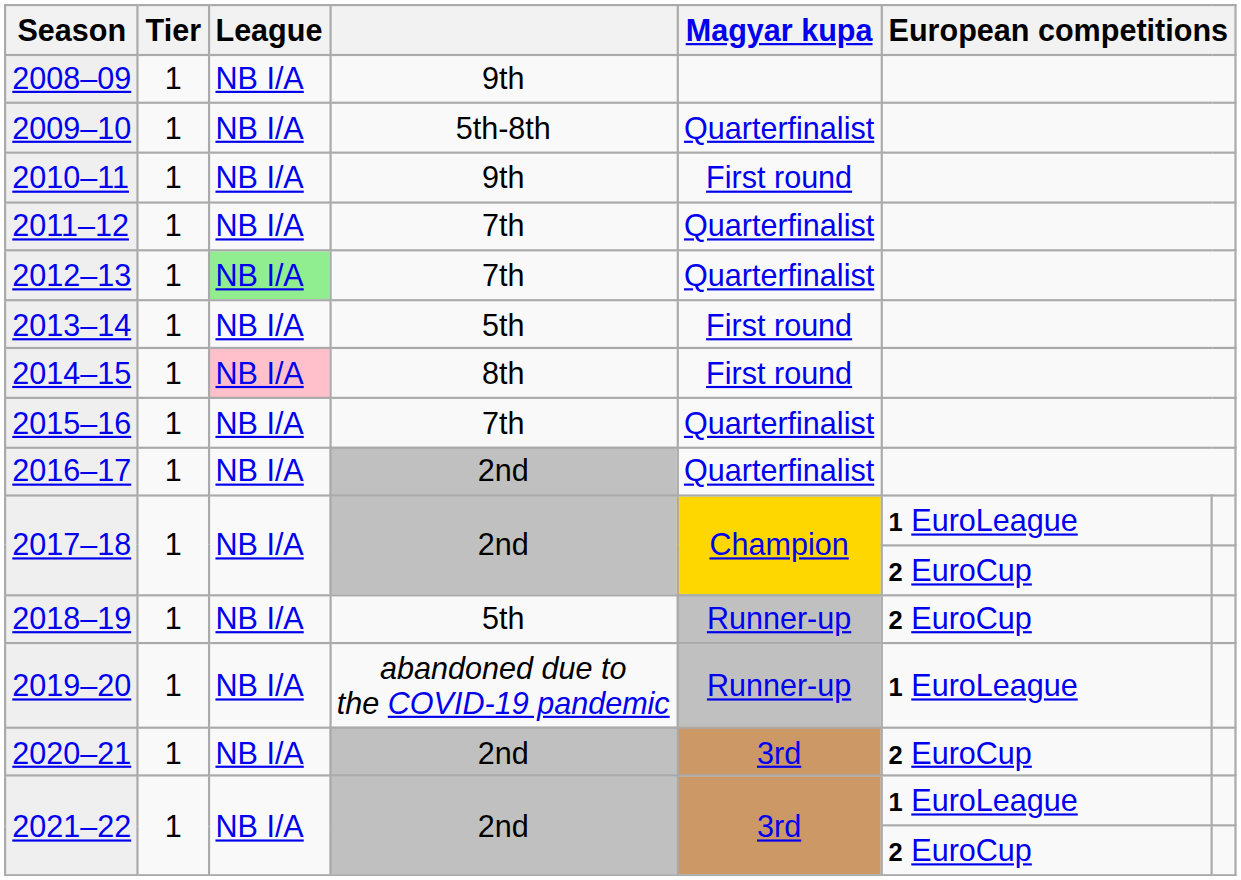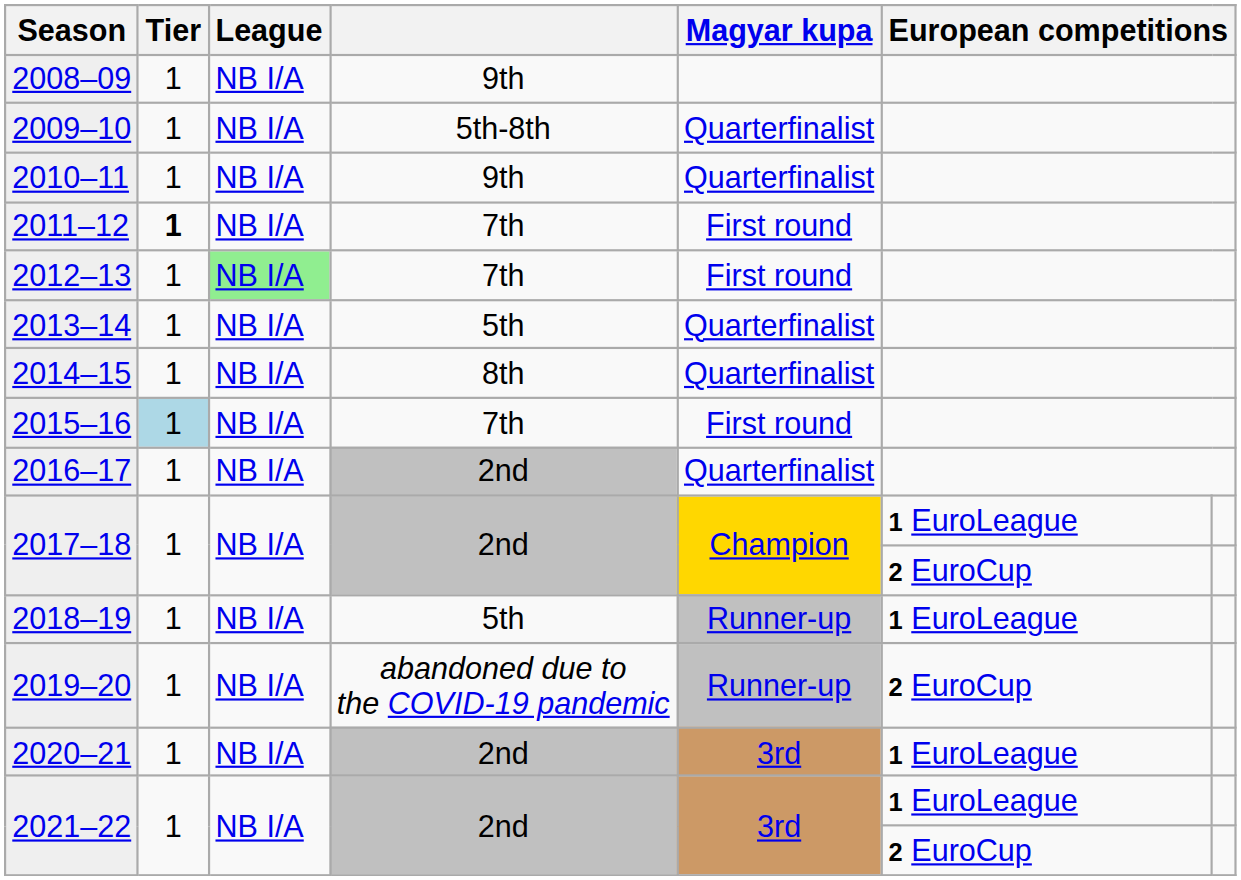(779, 177) First round -> (779, 177) Quarterfinalist
(173, 226) normal -> (173, 226) bold
(779, 226) Quarterfinalist -> (779, 226) First round
(779, 275) Quarterfinalist -> (779, 275) First round
(779, 324) First round -> (779, 324) Quarterfinalist
(260, 373) pink background -> (260, 373) no background
(779, 373) First round -> (779, 373) Quarterfinalist
(173, 422) no background -> (173, 422) lightblue background
(779, 422) Quarterfinalist -> (779, 422) First round
(960, 619) 2 EuroCup -> (983, 619) 1 EuroLeague
(983, 685) 1 EuroLeague -> (960, 685) 2 EuroCup
(960, 752) 2 EuroCup -> (983, 752) 1 EuroLeague
